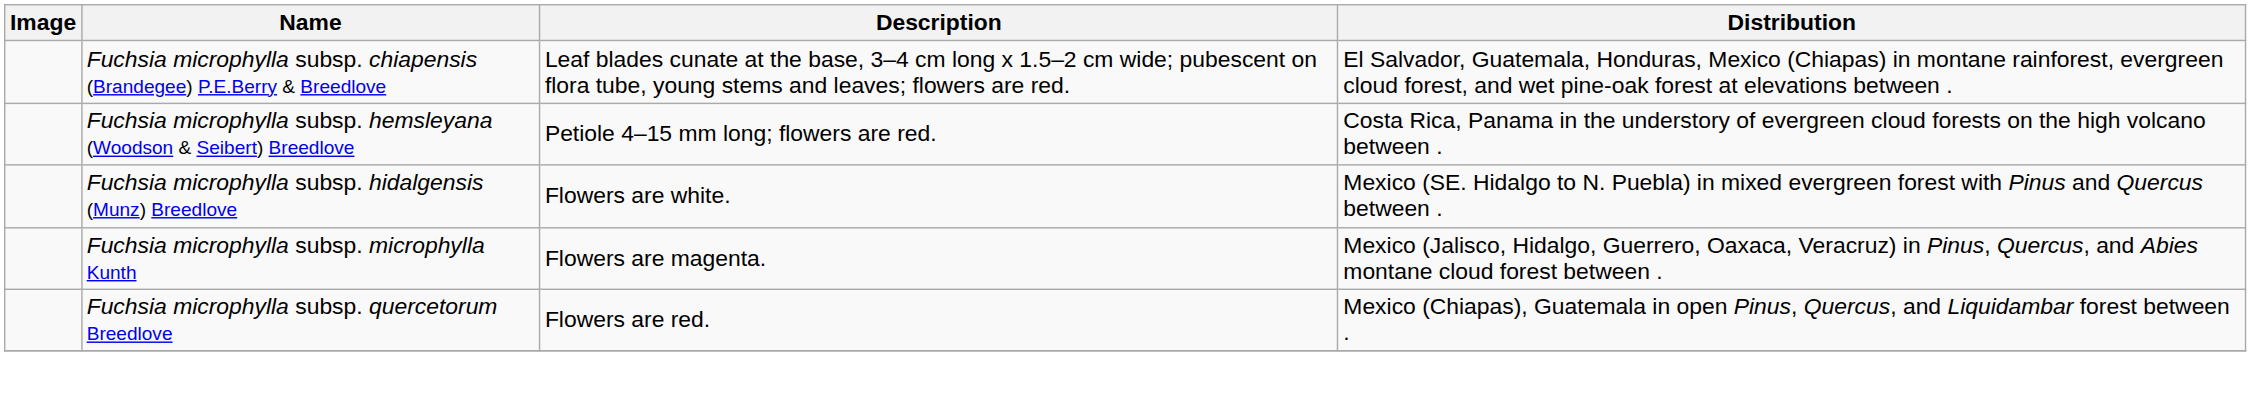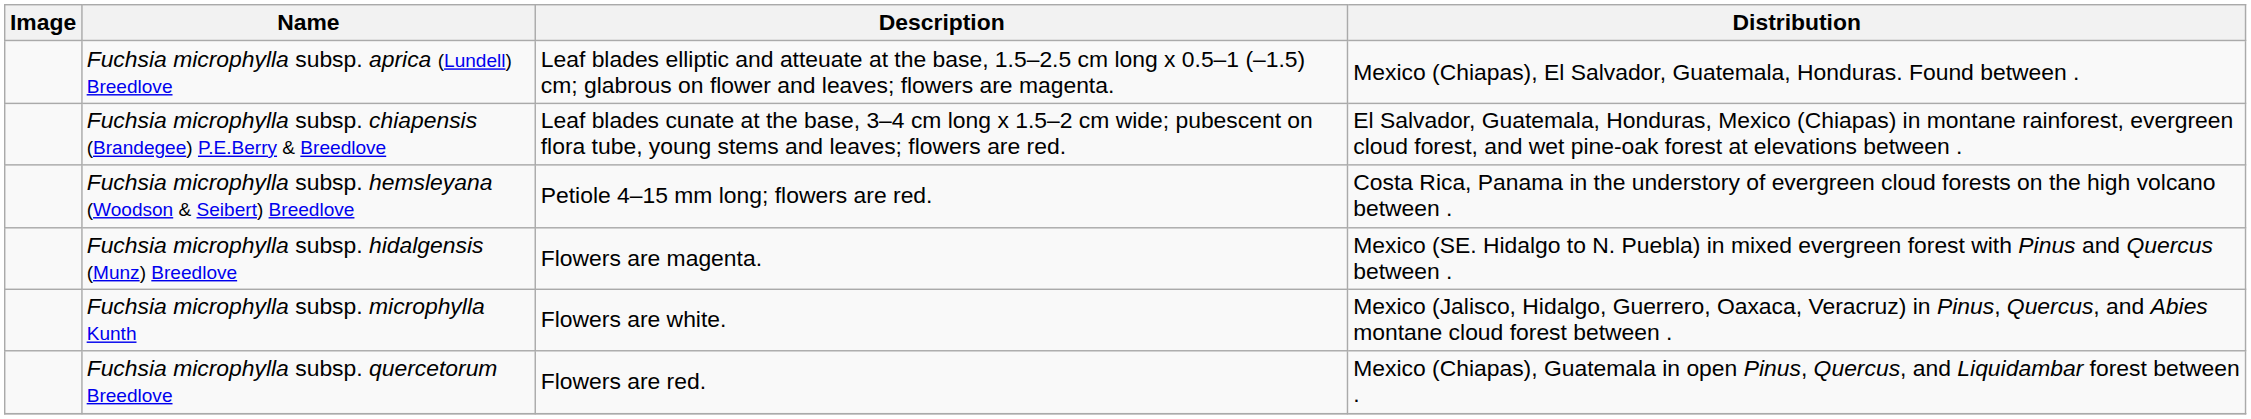+ row: (299, 71)
(638, 195) Flowers are white. -> (651, 257) Flowers are magenta.
(656, 257) Flowers are magenta. -> (634, 319) Flowers are white.
